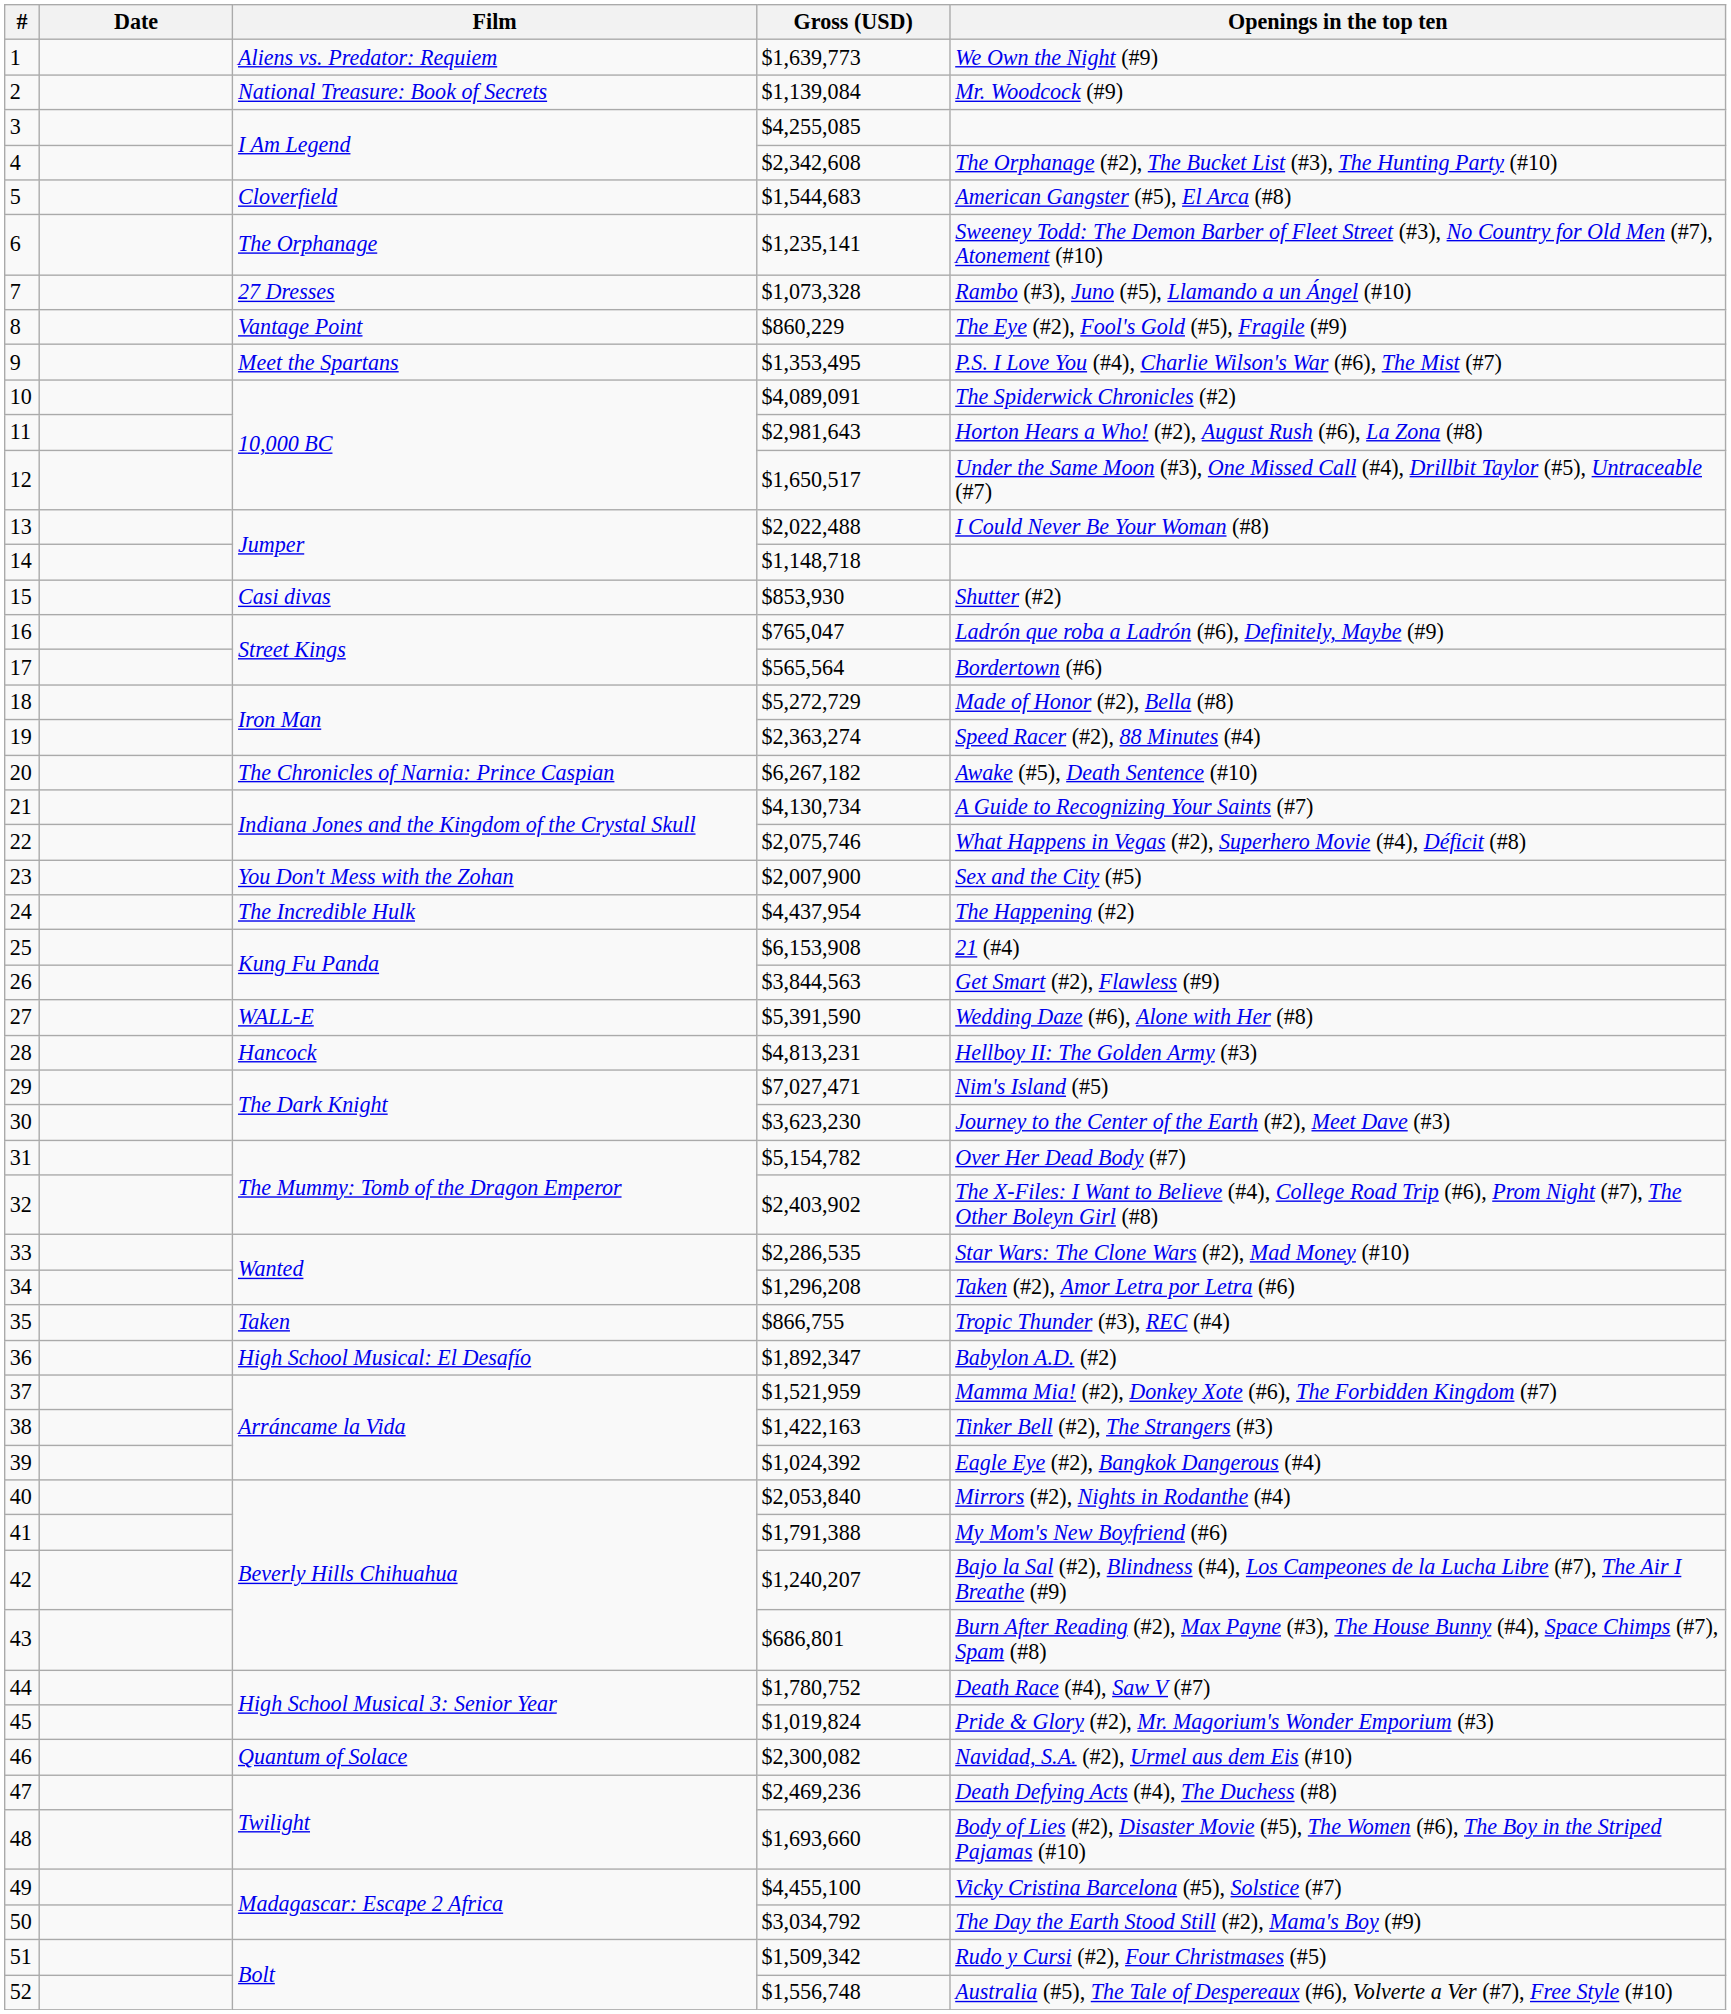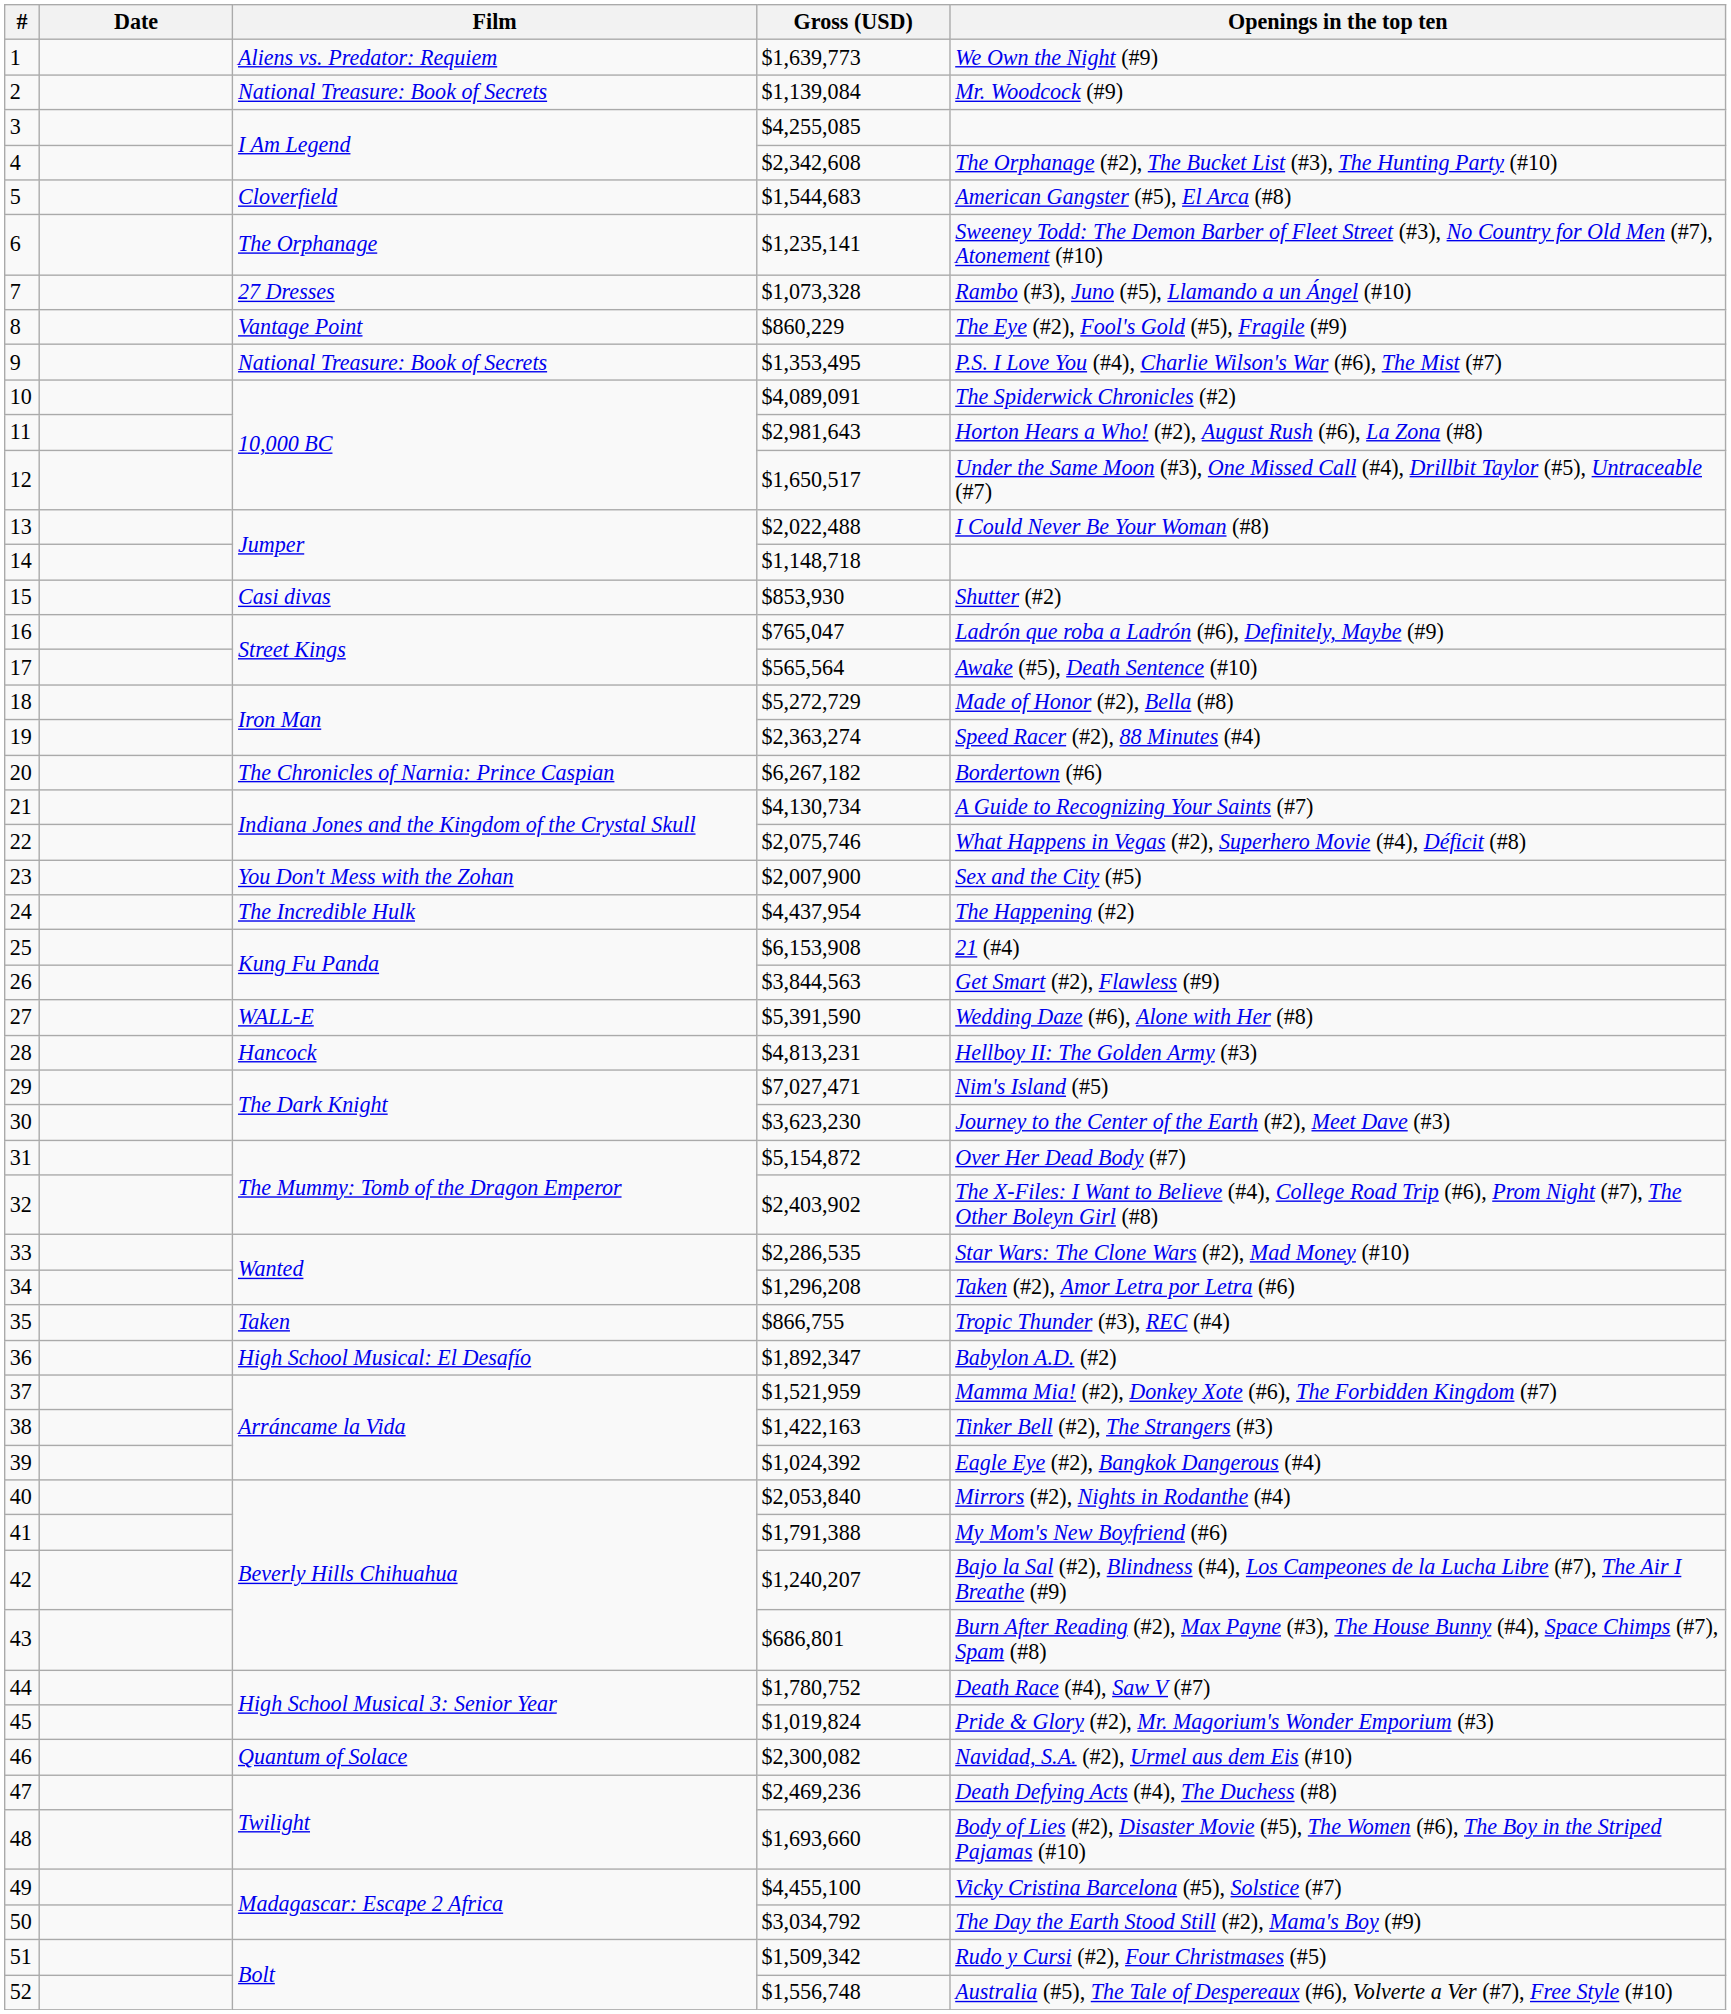(318, 362) Meet the Spartans -> (393, 362) National Treasure: Book of Secrets
(1029, 666) Bordertown (#6) -> (1106, 666) Awake (#5), Death Sentence (#10)
(1106, 772) Awake (#5), Death Sentence (#10) -> (1029, 772) Bordertown (#6)
(811, 1157) $5,154,782 -> (811, 1157) $5,154,872
